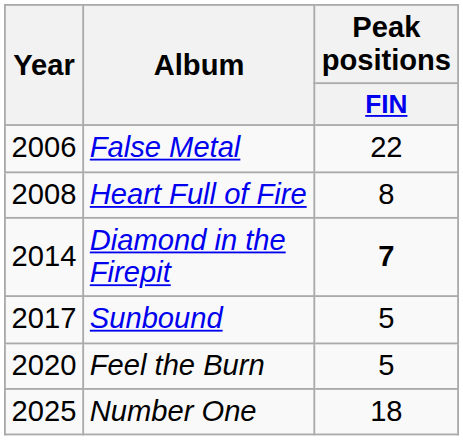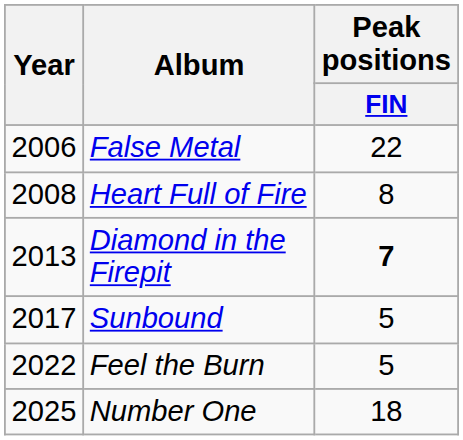(44, 256) 2014 -> (44, 256) 2013
(44, 365) 2020 -> (44, 365) 2022
